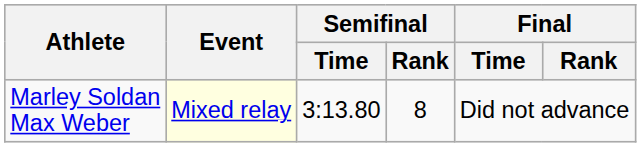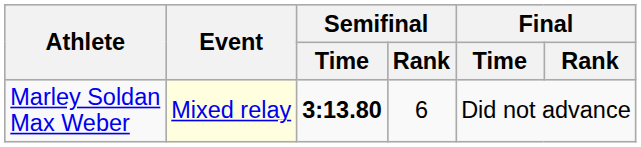(341, 111) normal -> (342, 111) bold
(420, 111) 8 -> (421, 111) 6
